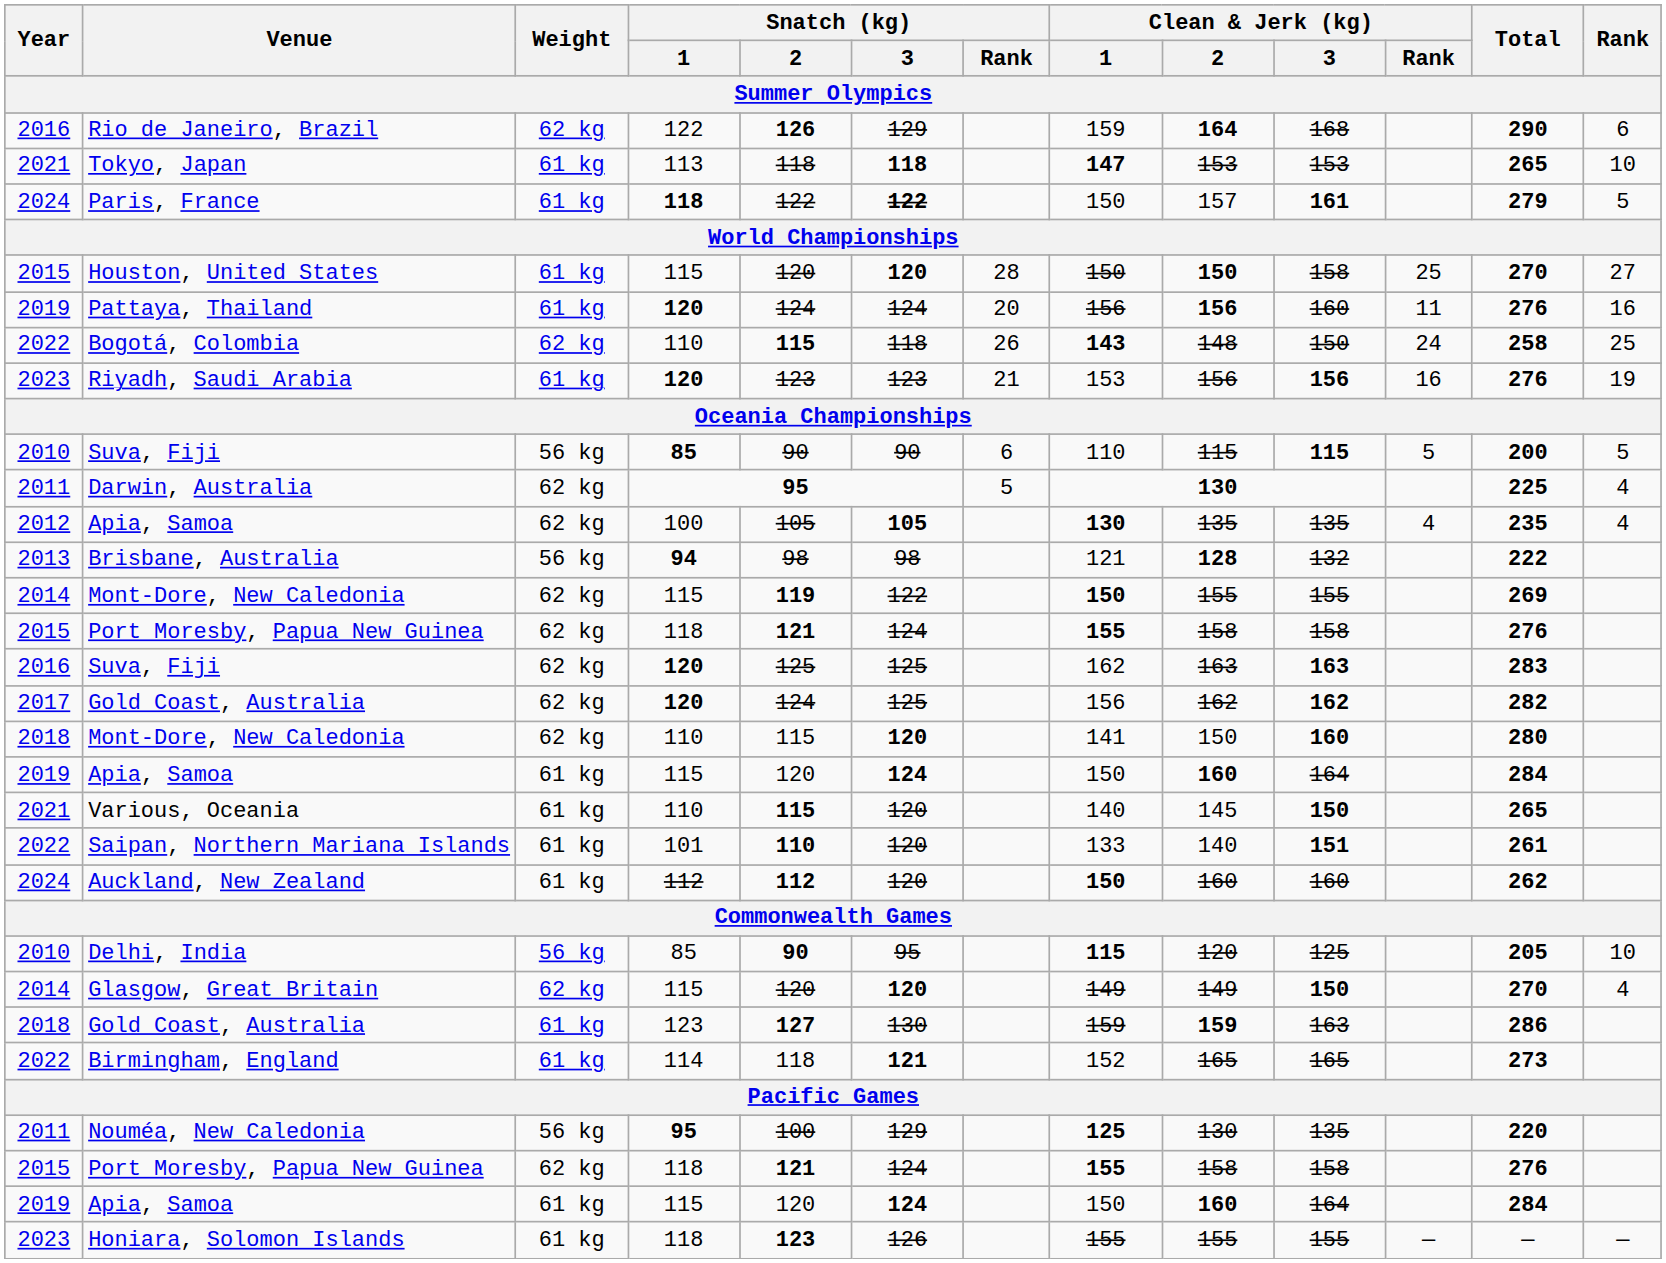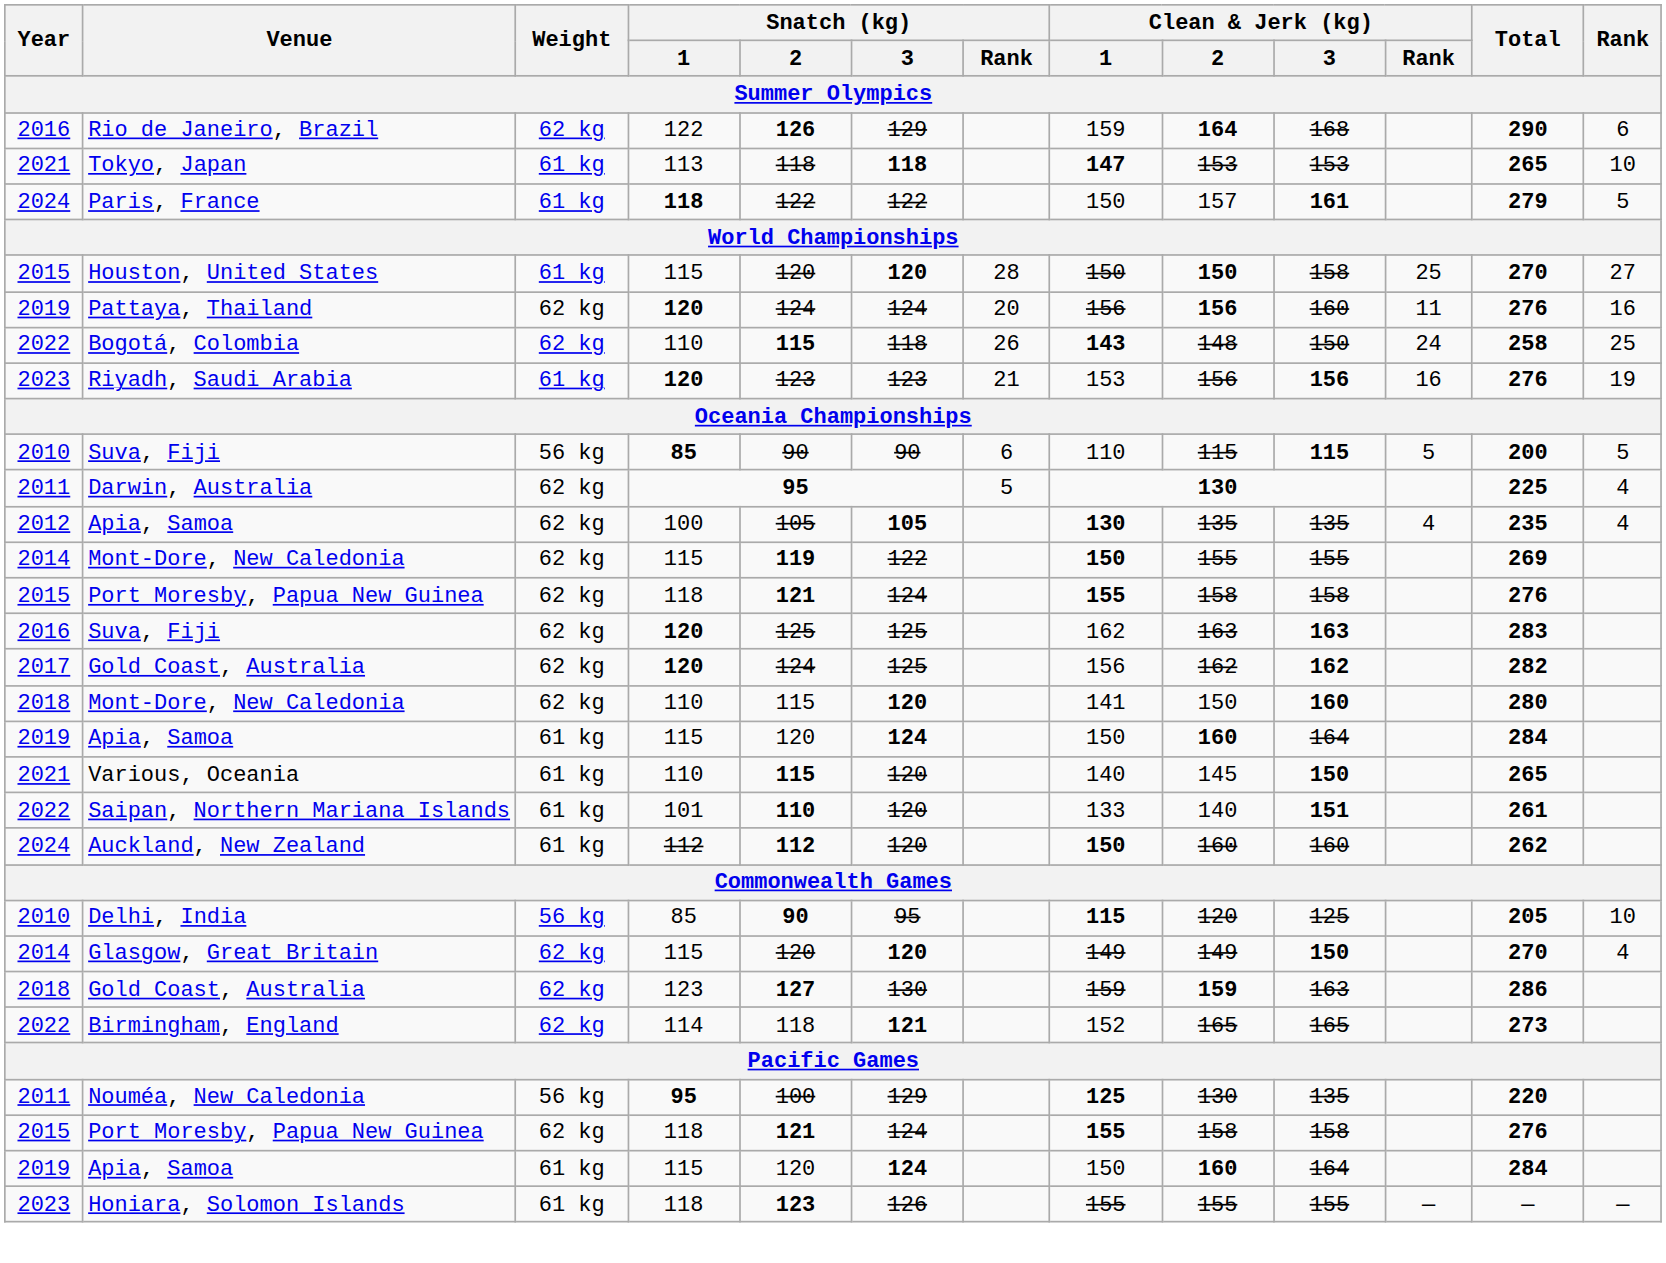(907, 202) bold -> (907, 202) normal
(572, 309) 61 kg -> (572, 309) 62 kg
- row: (44, 560)
(572, 1025) 61 kg -> (572, 990) 62 kg
(572, 1061) 61 kg -> (572, 1025) 62 kg
